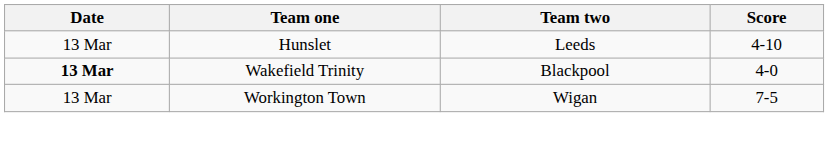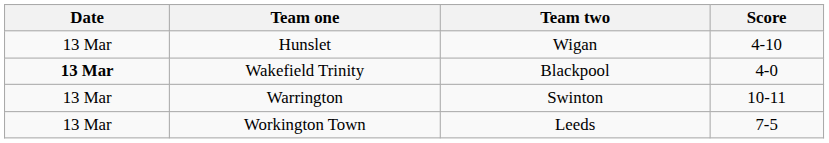(575, 44) Leeds -> (575, 44) Wigan
+ row: (305, 97)
(575, 97) Wigan -> (575, 124) Leeds
